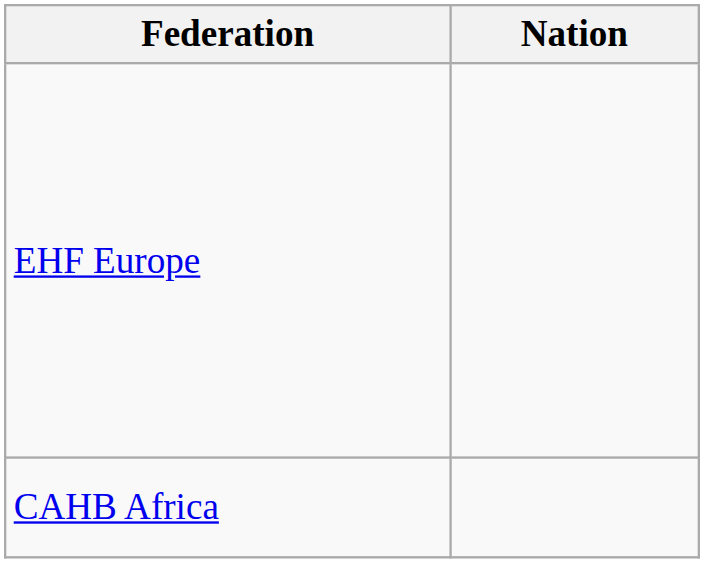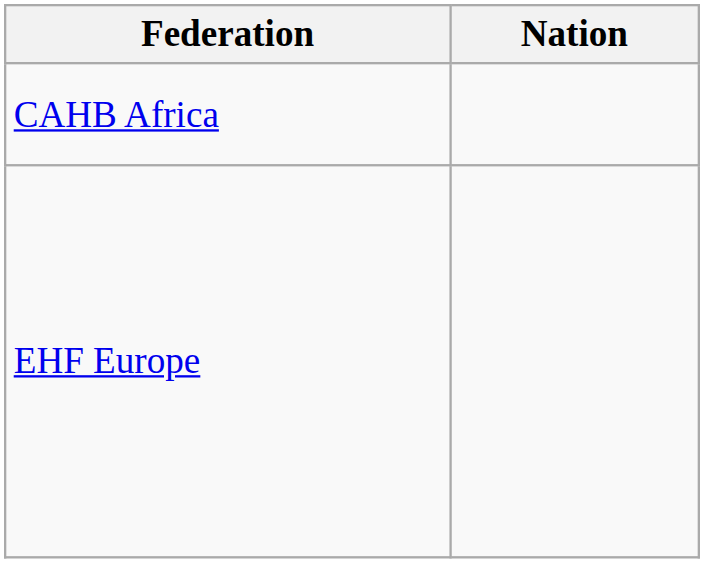rows swapped: (116, 506) <-> (107, 259)
